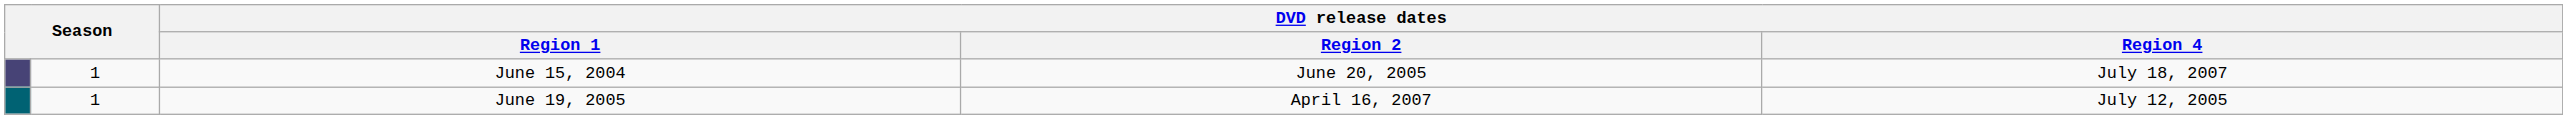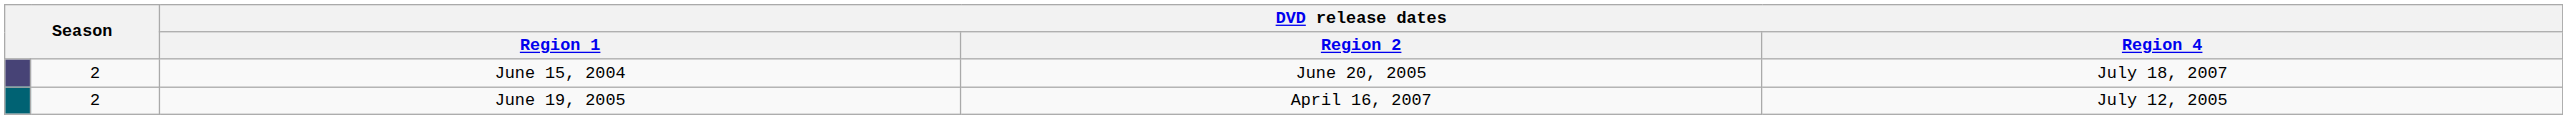(95, 73) 1 -> (95, 73) 2
(95, 100) 1 -> (95, 100) 2
